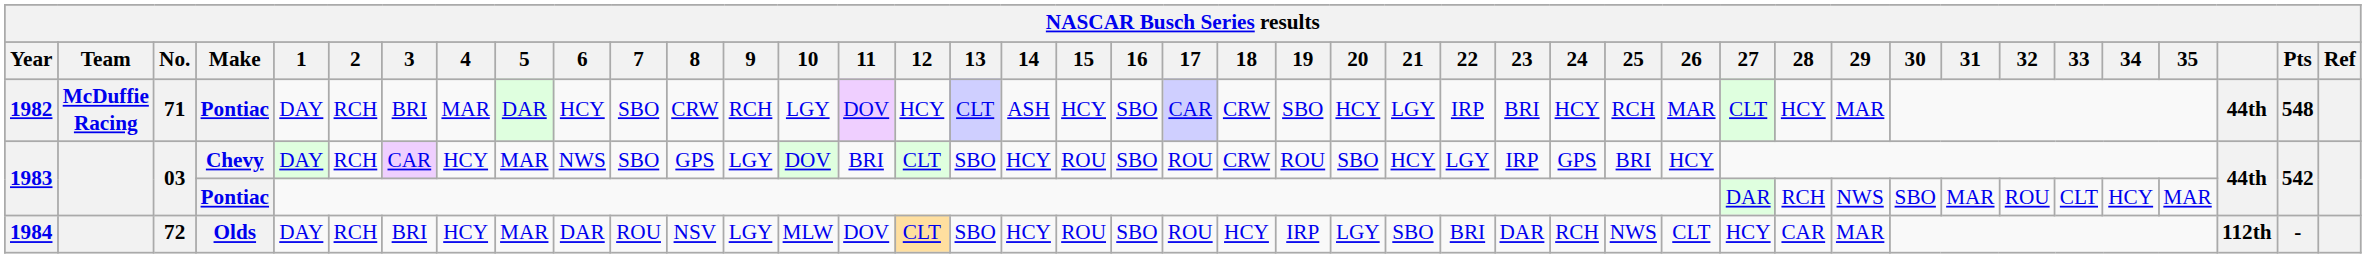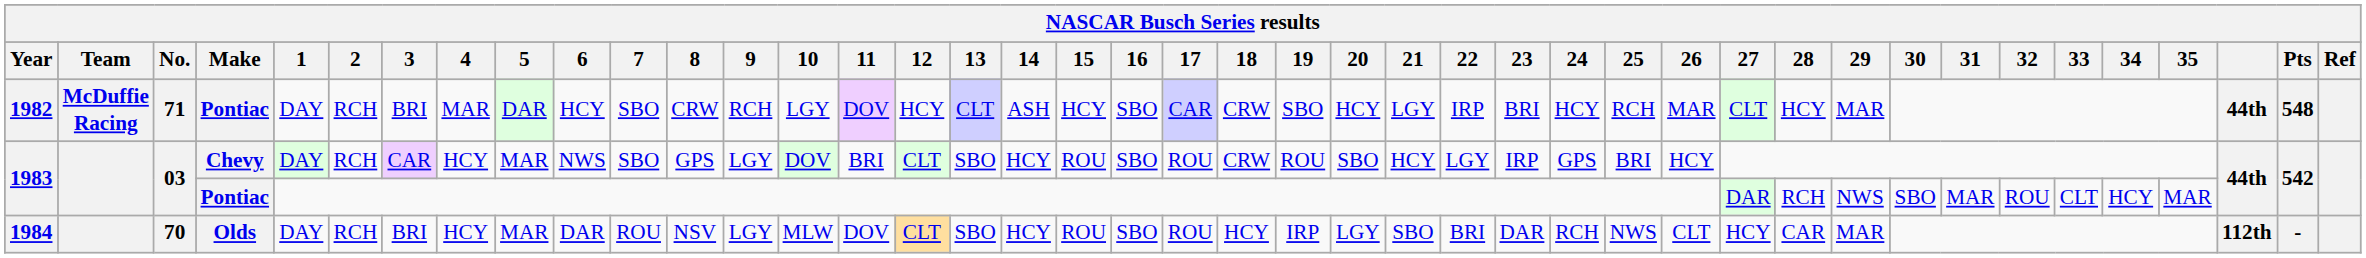(175, 233) 72 -> (175, 233) 70
